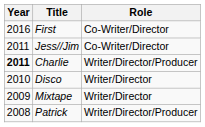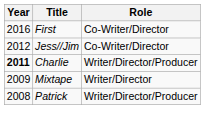(18, 46) 2011 -> (19, 46) 2012
- row: (48, 79)
